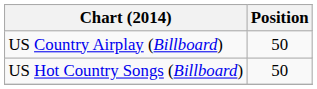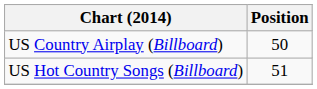(280, 71) 50 -> (280, 71) 51
